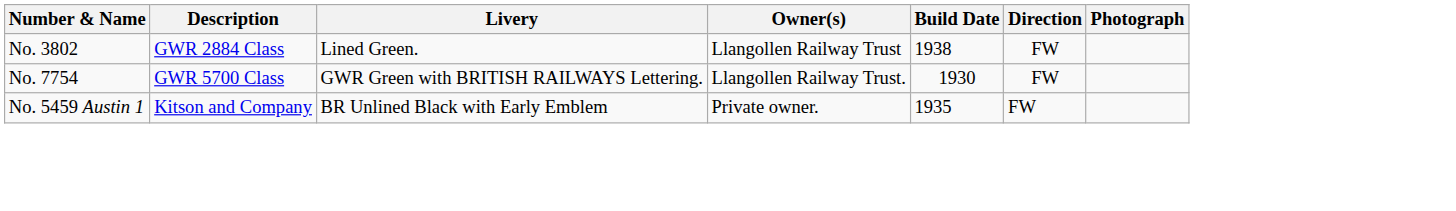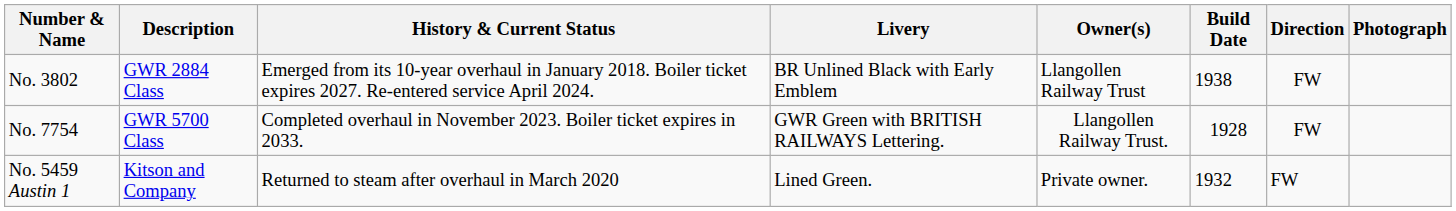+ column: (514, 29)
(369, 48) Lined Green. -> (884, 79) BR Unlined Black with Early Emblem
(957, 78) 1930 -> (1228, 130) 1928
(464, 107) BR Unlined Black with Early Emblem -> (823, 180) Lined Green.
(933, 107) 1935 -> (1213, 180) 1932
